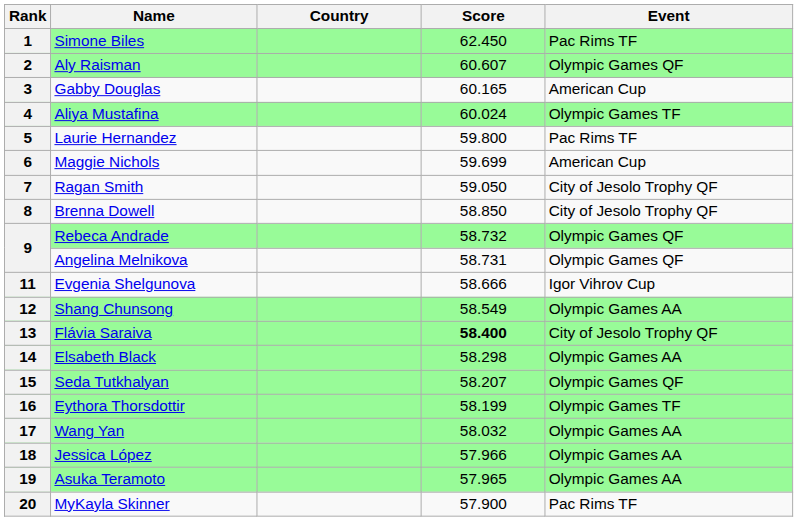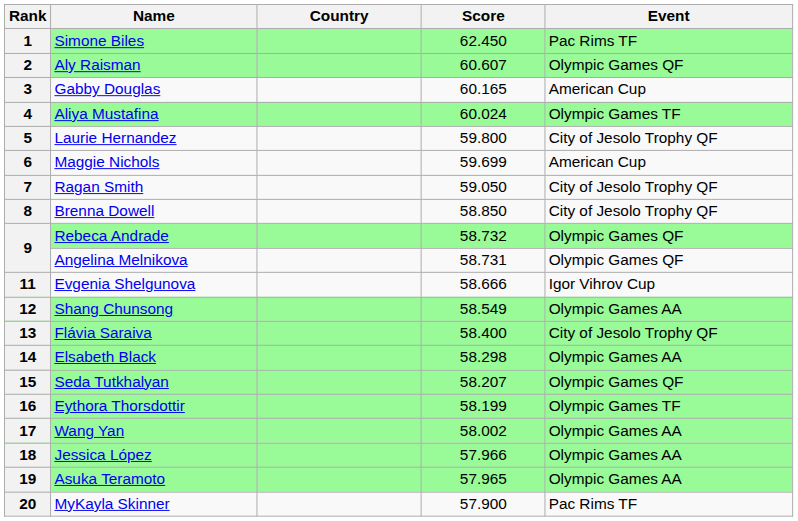(593, 138) Pac Rims TF -> (633, 138) City of Jesolo Trophy QF
(483, 333) bold -> (483, 333) normal
(483, 430) 58.032 -> (483, 430) 58.002
